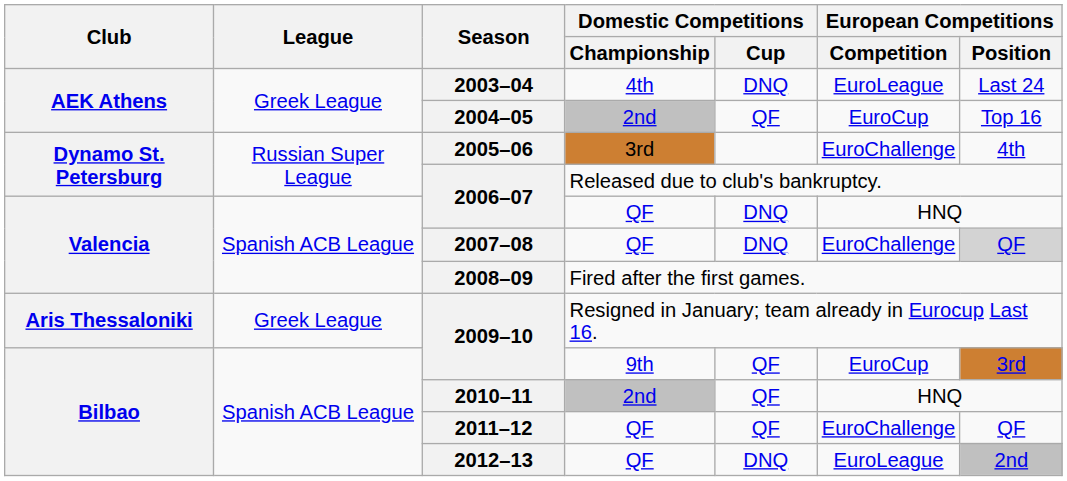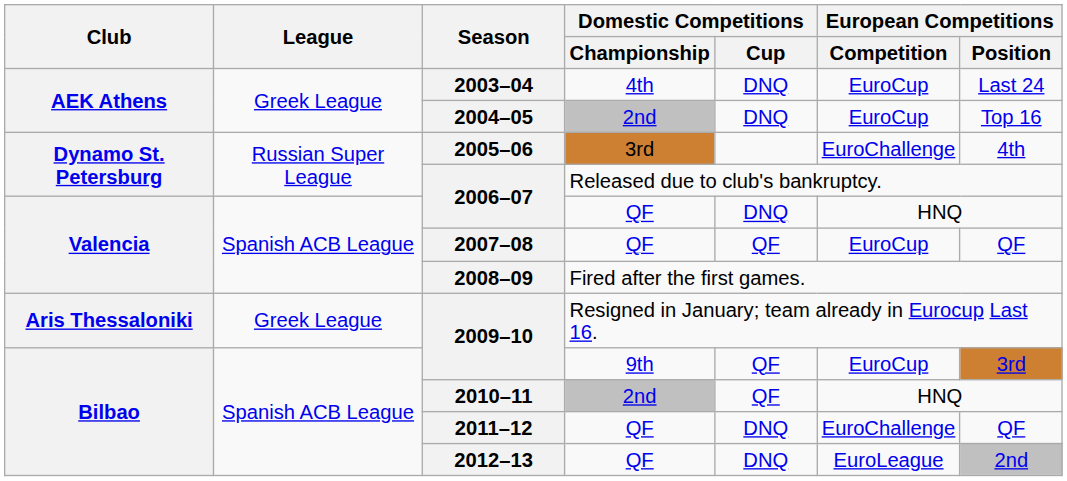(889, 85) EuroLeague -> (889, 85) EuroCup
(766, 117) QF -> (766, 117) DNQ
(766, 245) DNQ -> (766, 245) QF
(889, 245) EuroChallenge -> (889, 245) EuroCup
(1011, 245) lightgrey background -> (1011, 245) no background
(766, 428) QF -> (766, 428) DNQ
